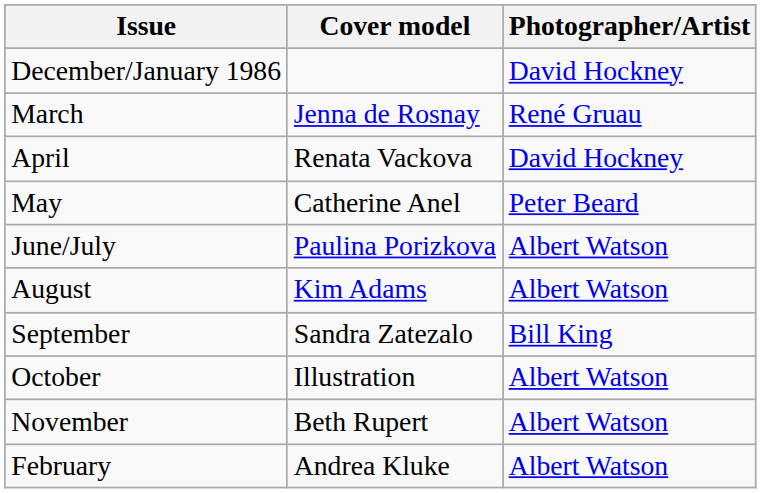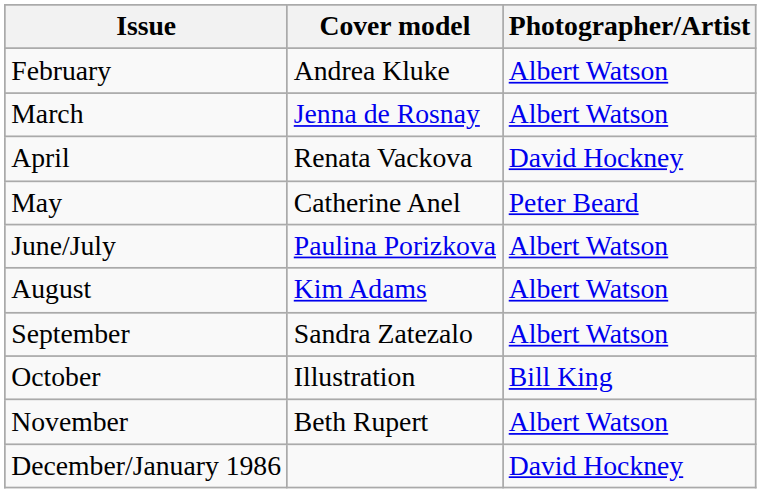rows swapped: (61, 465) <-> (146, 70)
(575, 114) René Gruau -> (588, 114) Albert Watson
(561, 333) Bill King -> (588, 333) Albert Watson
(588, 377) Albert Watson -> (561, 377) Bill King
